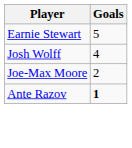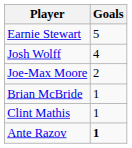+ row: (45, 93)
+ row: (39, 113)
